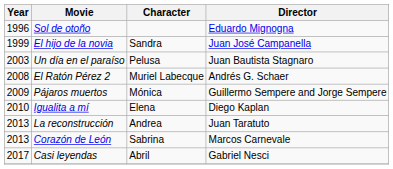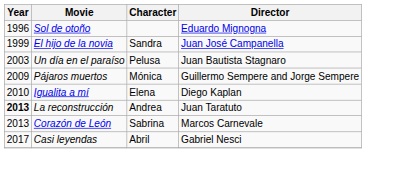- row: (72, 76)
(18, 124) normal -> (18, 108) bold
